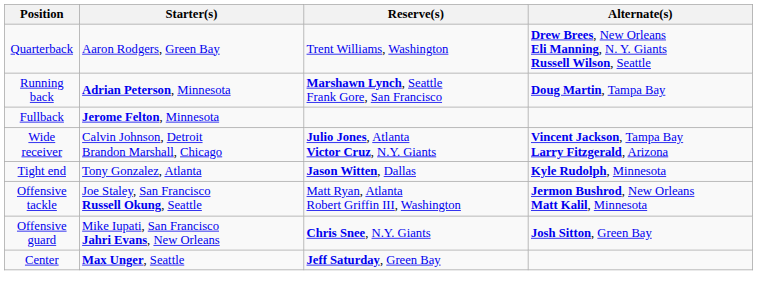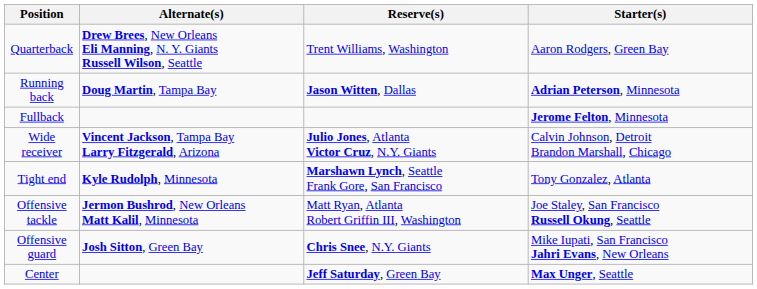columns swapped: (191, 14) <-> (640, 14)
(374, 90) Marshawn Lynch, Seattle Frank Gore, San Francisco -> (361, 90) Jason Witten, Dallas
(361, 171) Jason Witten, Dallas -> (374, 178) Marshawn Lynch, Seattle Frank Gore, San Francisco
